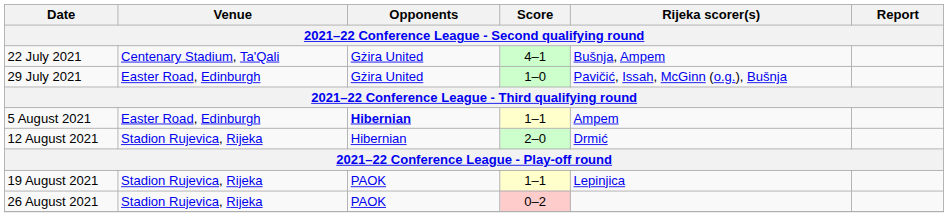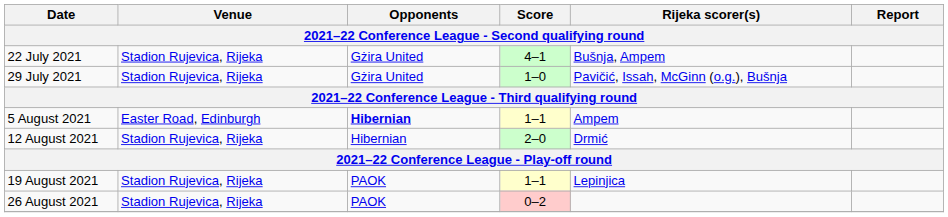(200, 56) Centenary Stadium, Ta'Qali -> (192, 56) Stadion Rujevica, Rijeka
(191, 77) Easter Road, Edinburgh -> (192, 77) Stadion Rujevica, Rijeka
